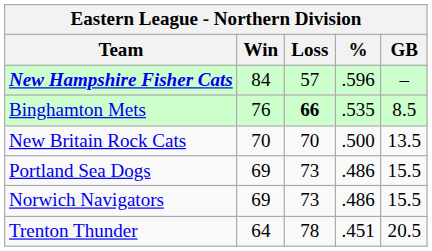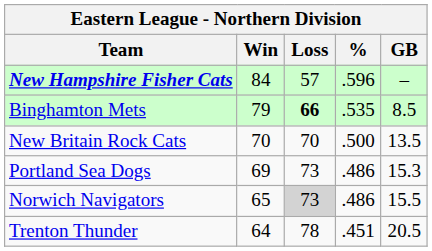(261, 110) 76 -> (261, 110) 79
(404, 170) 15.5 -> (404, 170) 15.3
(261, 200) 69 -> (261, 200) 65
(310, 200) no background -> (310, 200) lightgrey background
